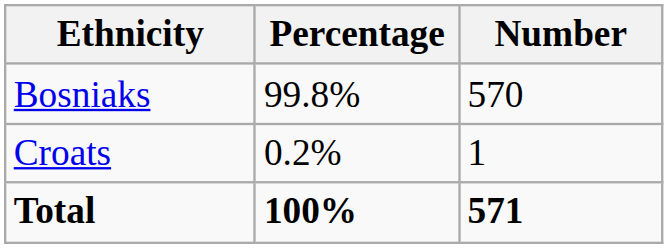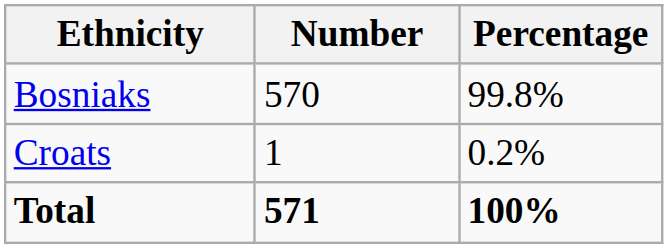columns swapped: (561, 34) <-> (357, 34)
